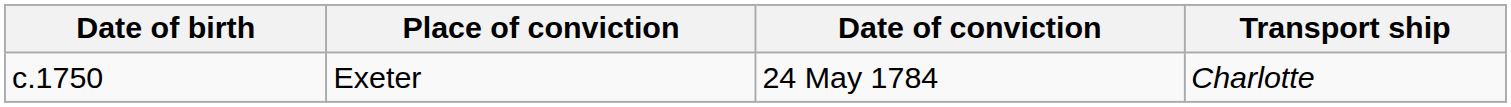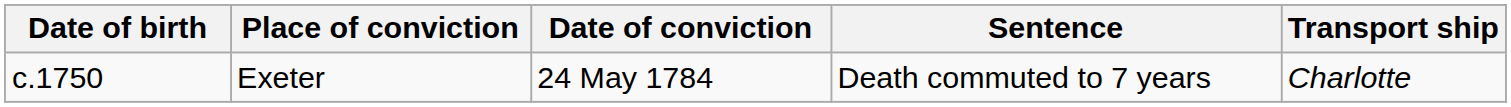+ column: (1056, 28)
